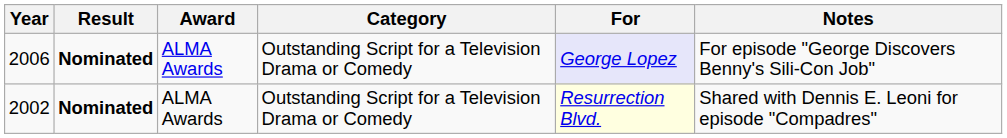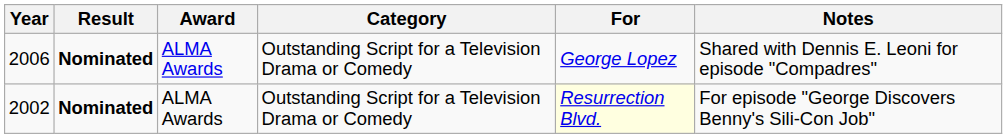(619, 58) lavender background -> (619, 58) no background
(827, 58) For episode "George Discovers Benny's Sili-Con Job" -> (829, 58) Shared with Dennis E. Leoni for episode "Compadres"
(829, 108) Shared with Dennis E. Leoni for episode "Compadres" -> (827, 108) For episode "George Discovers Benny's Sili-Con Job"
